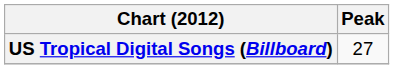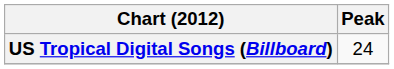(363, 48) 27 -> (363, 48) 24
